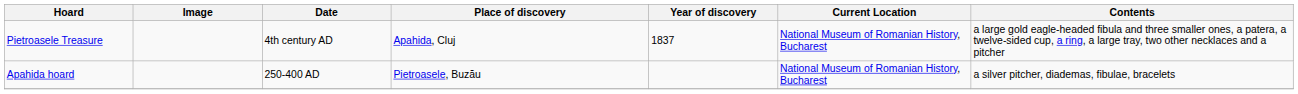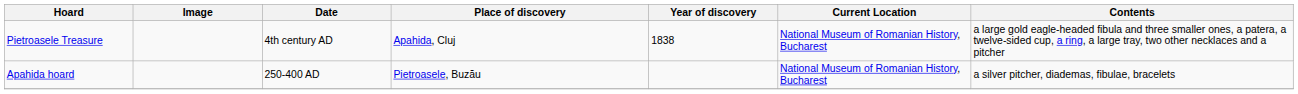(663, 40) 1837 -> (663, 40) 1838
